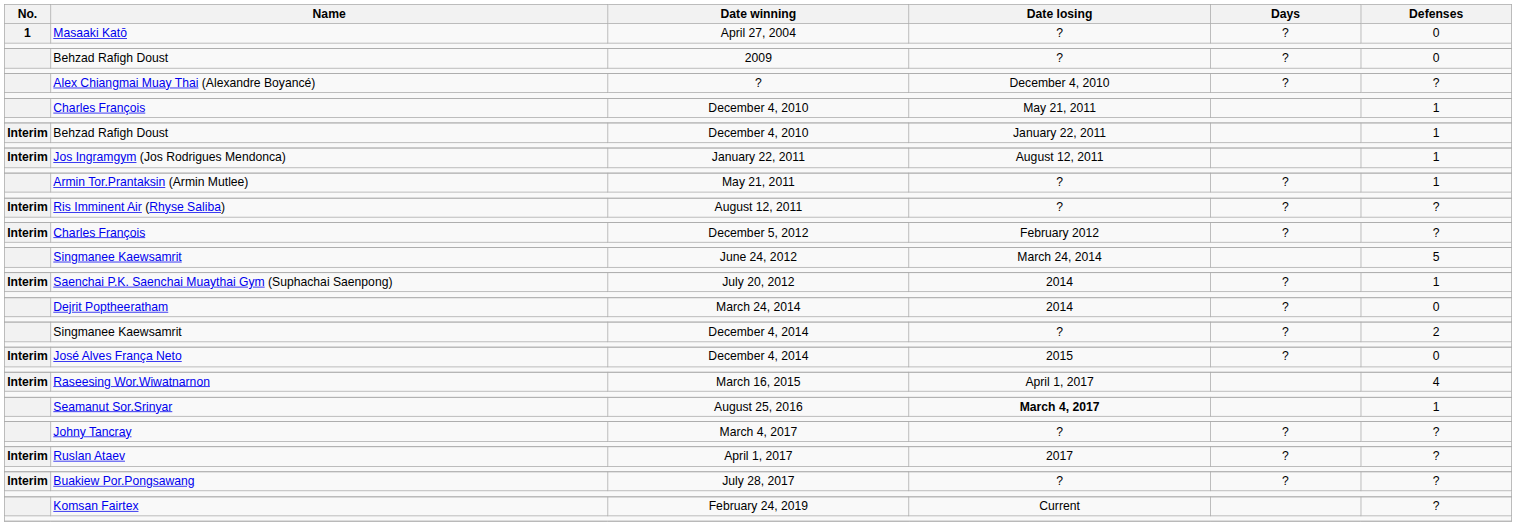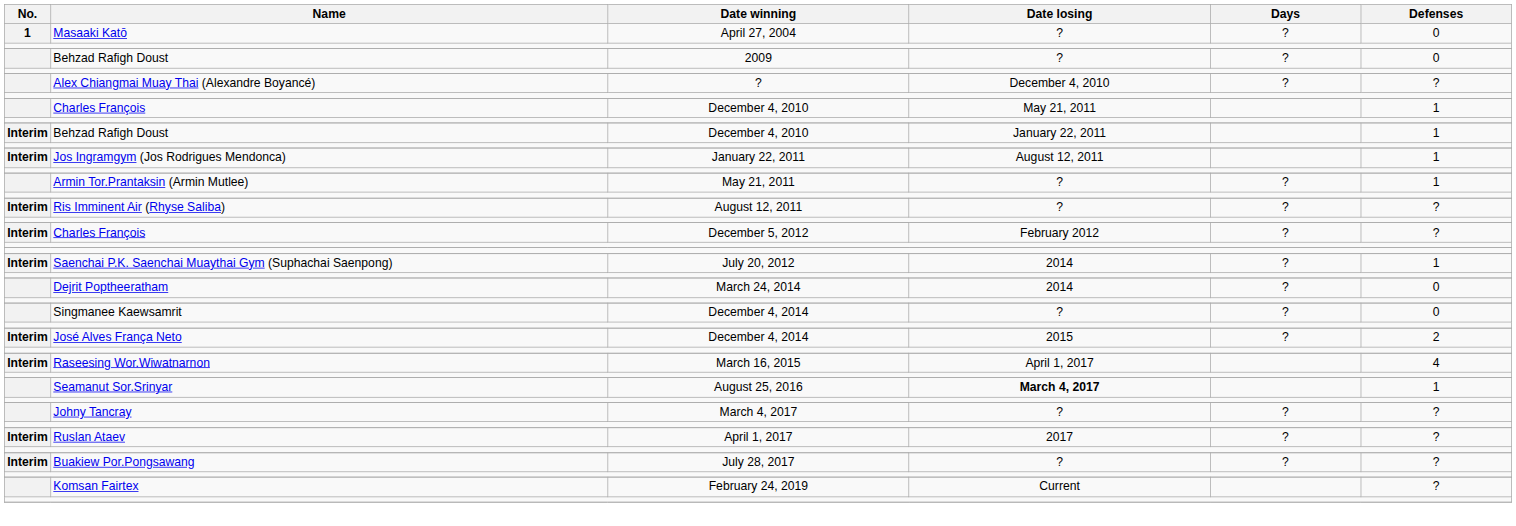- row: (118, 257)
(1436, 332) 2 -> (1436, 312) 0
(1436, 356) 0 -> (1436, 337) 2
